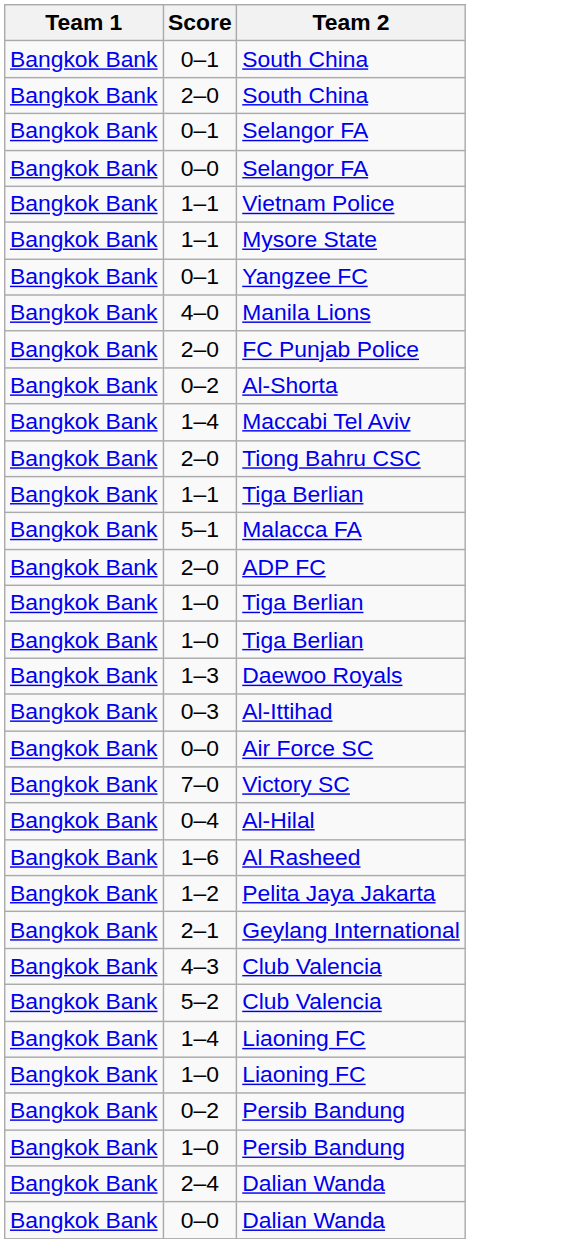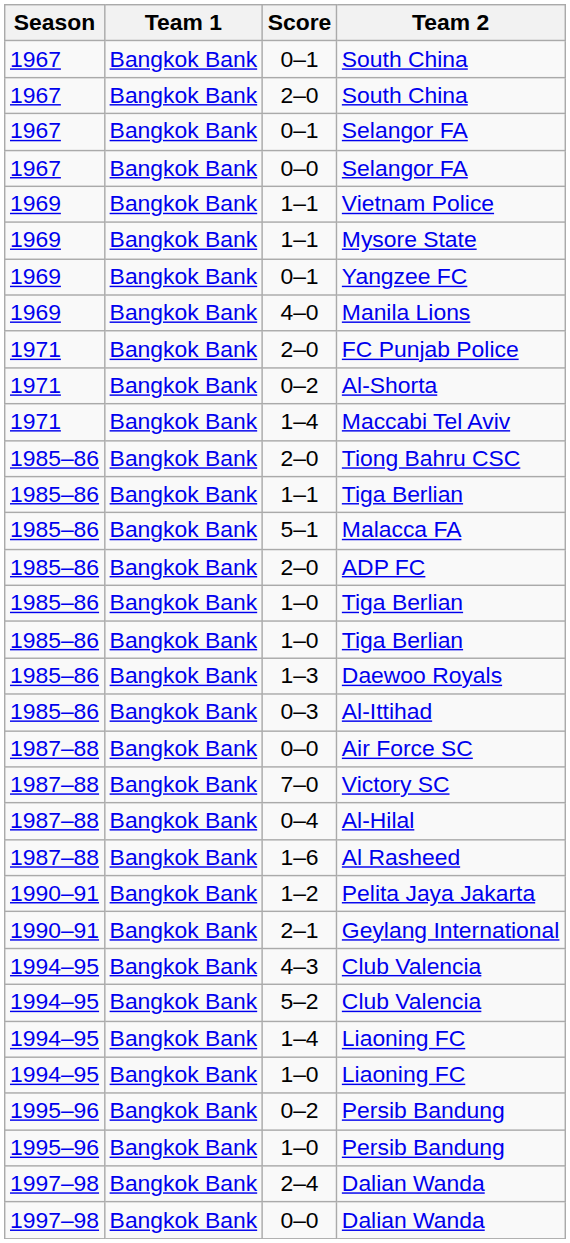+ column: (55, 22)
